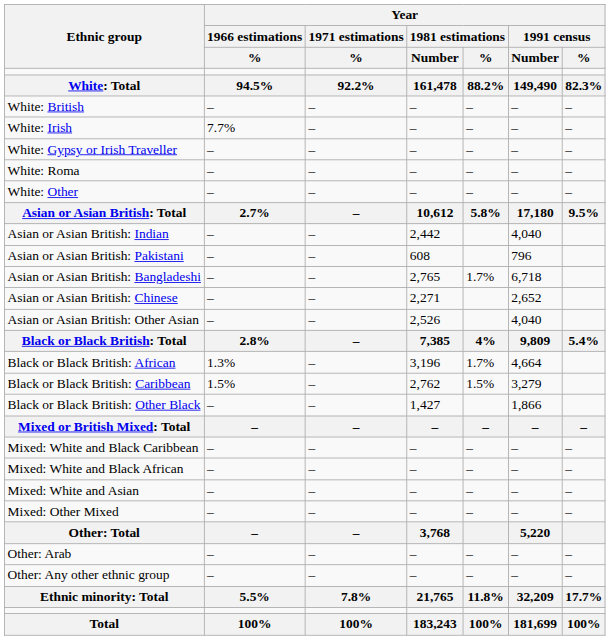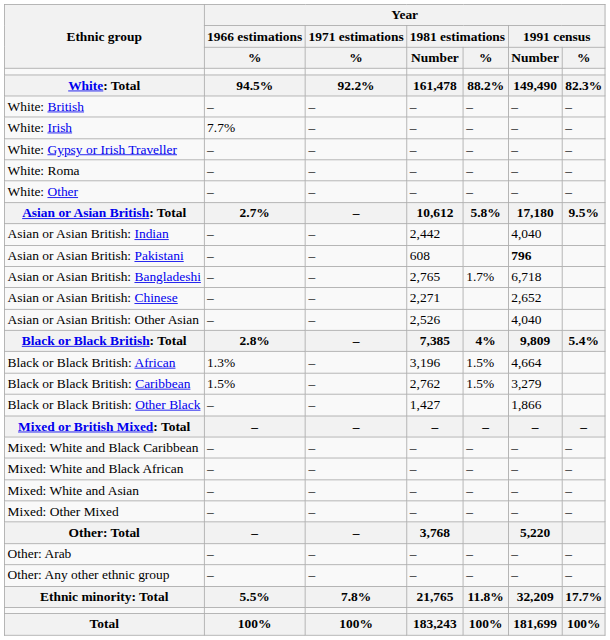(521, 255) normal -> (521, 255) bold
(480, 362) 1.7% -> (480, 362) 1.5%
